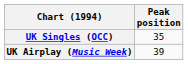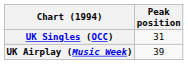(159, 37) 35 -> (159, 37) 31
